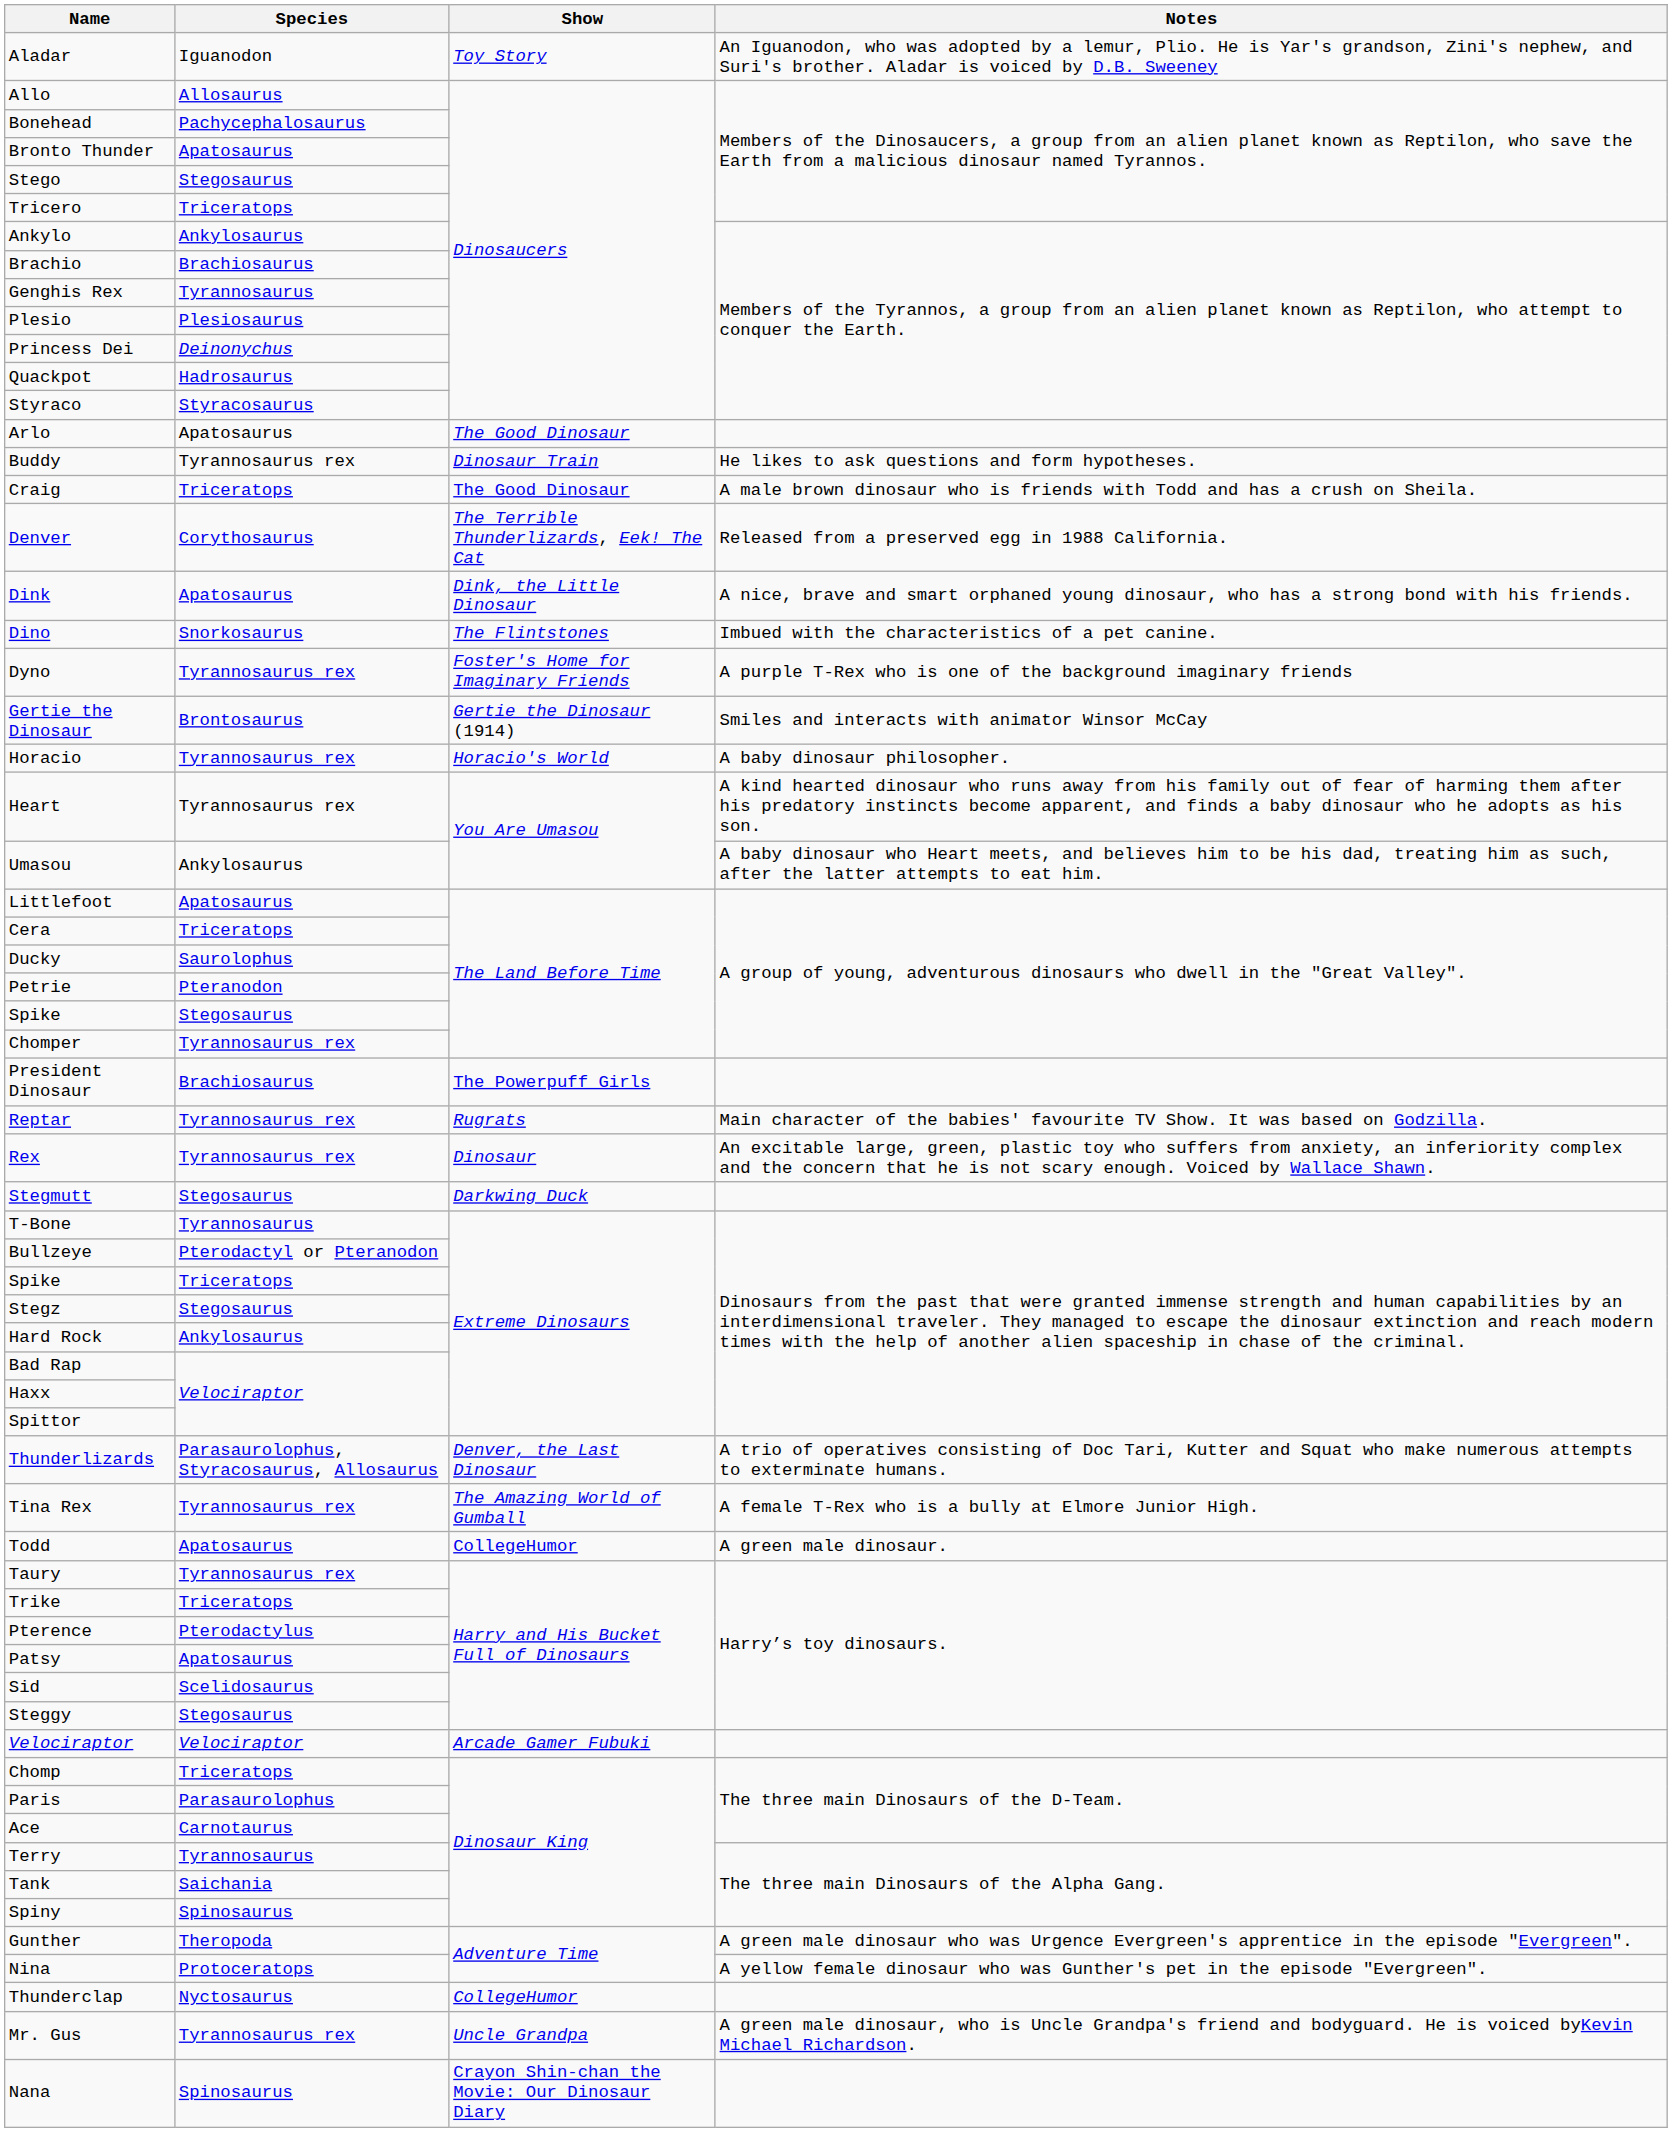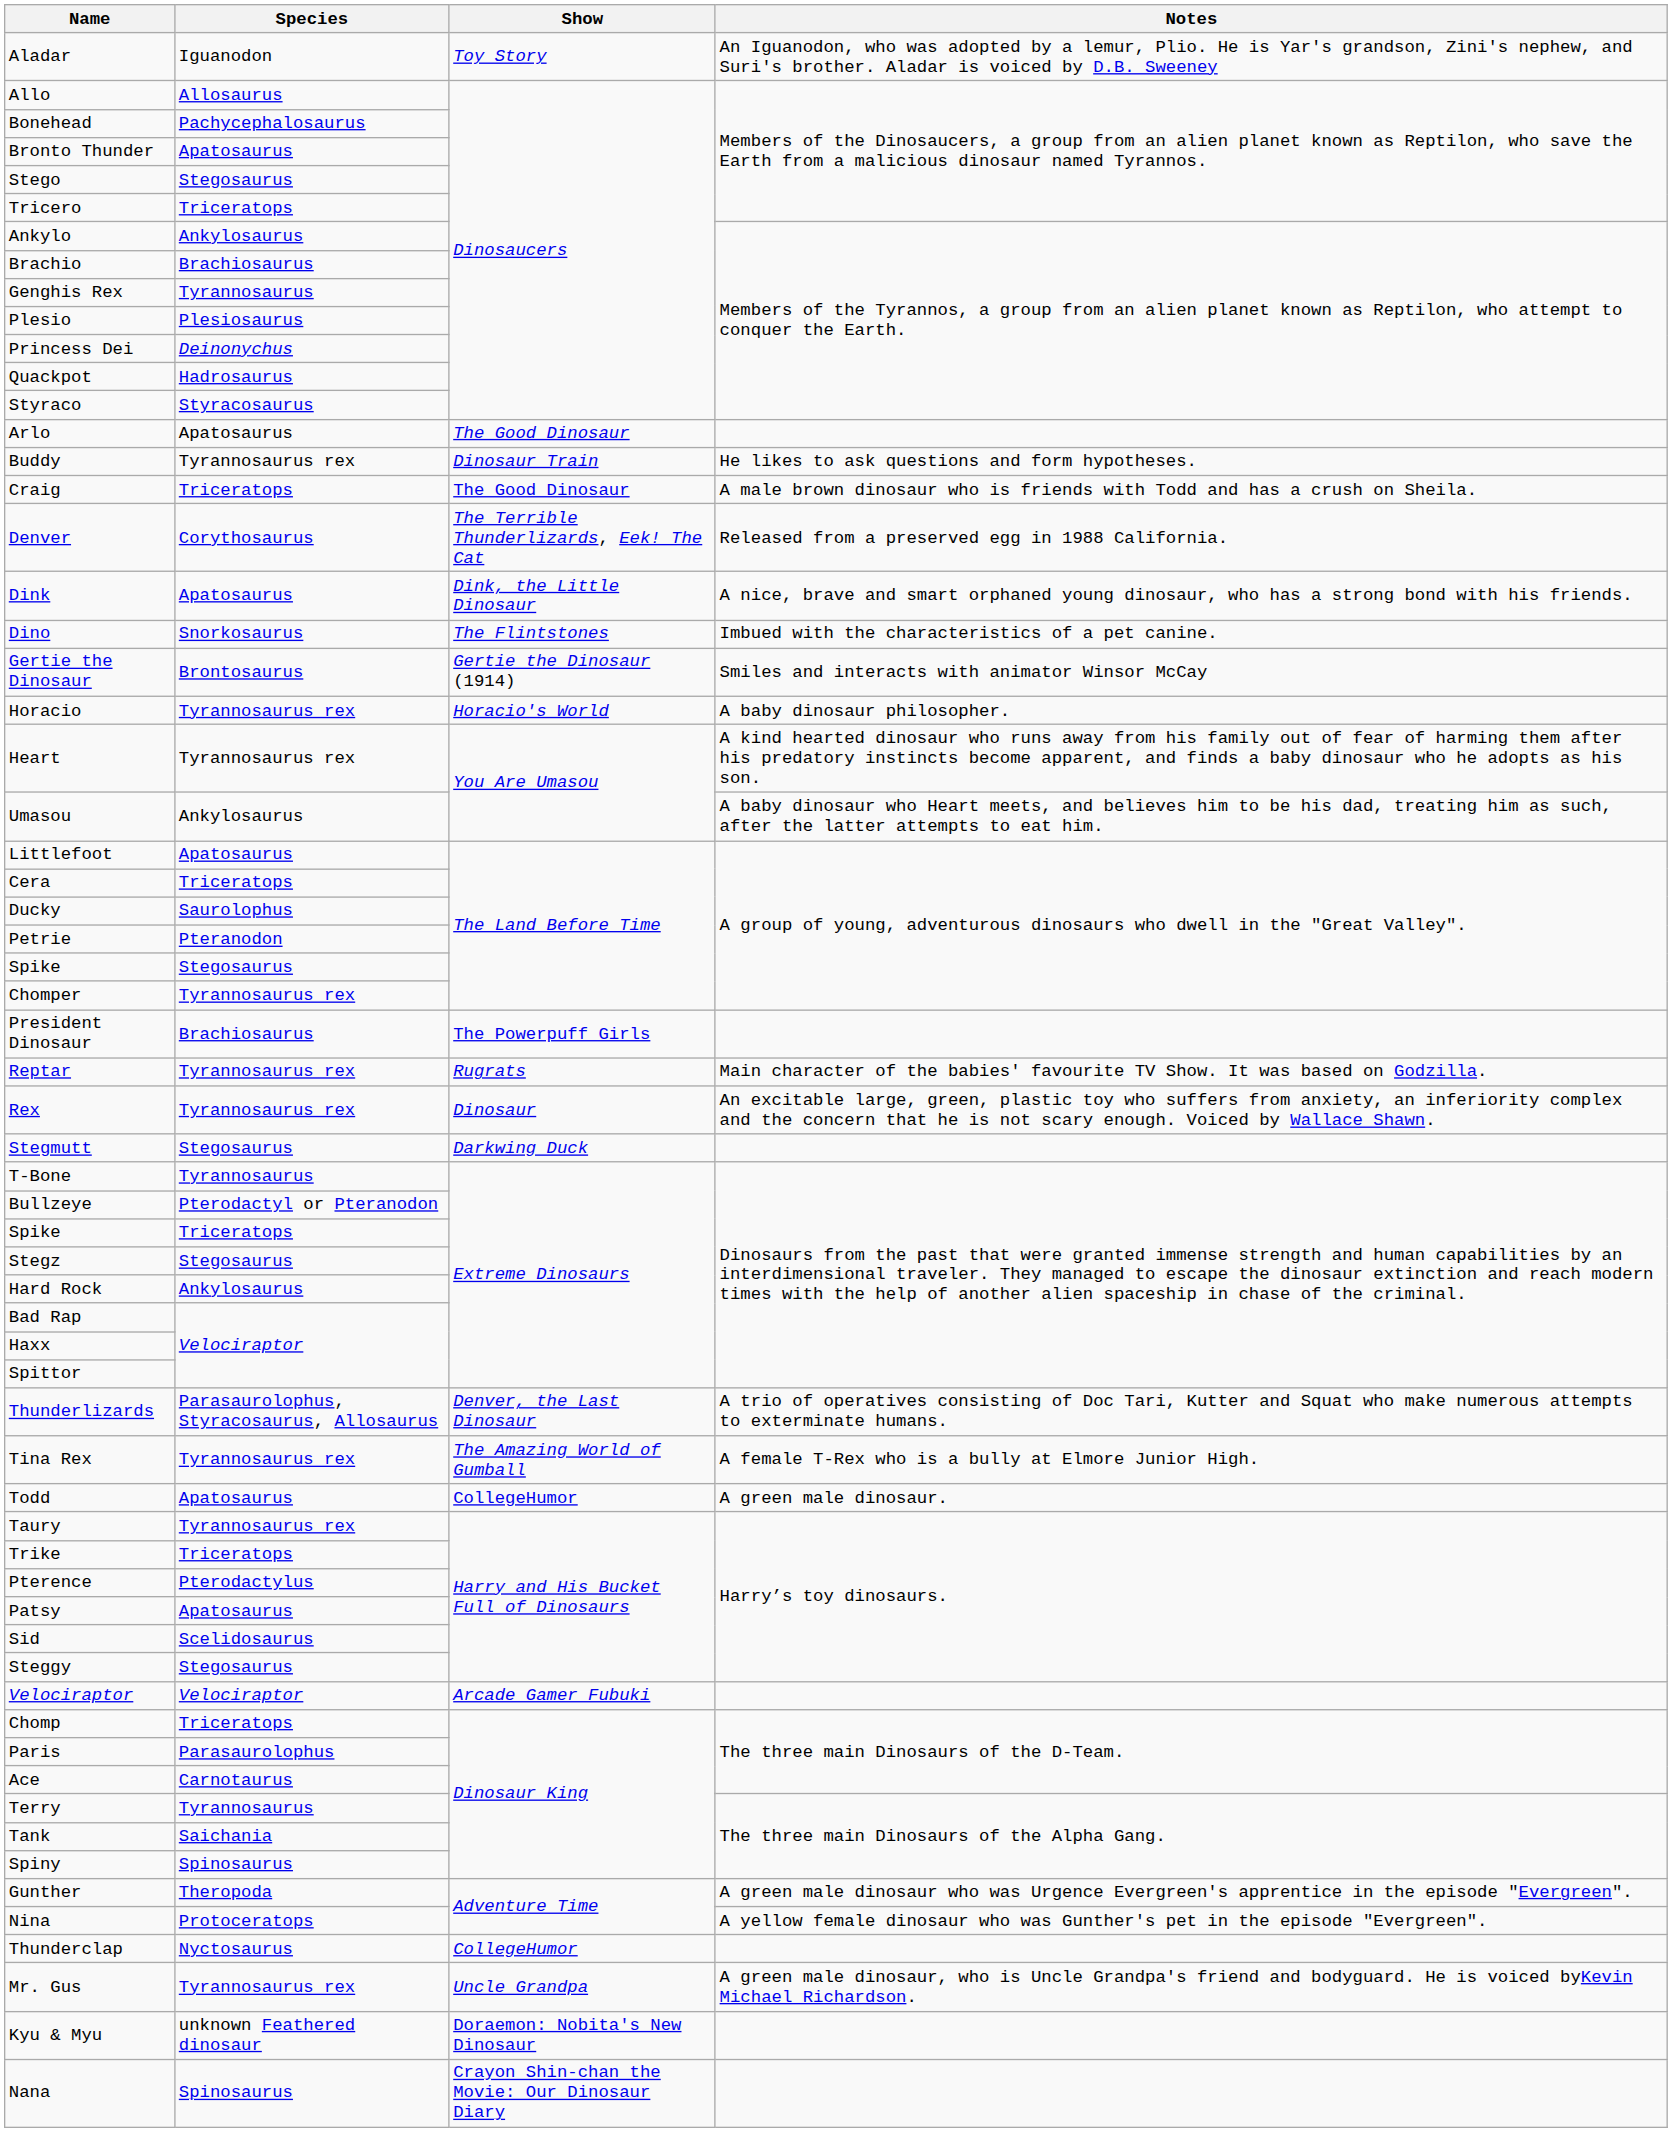- row: (30, 672)
+ row: (55, 2035)
